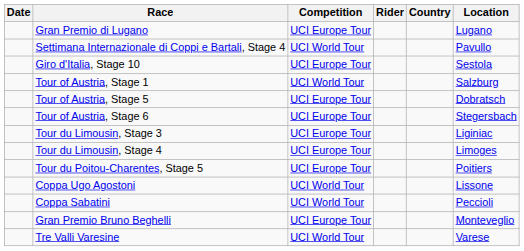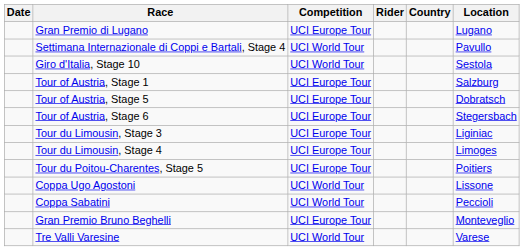(331, 64) UCI Europe Tour -> (327, 64) UCI World Tour
(327, 82) UCI World Tour -> (331, 82) UCI Europe Tour
